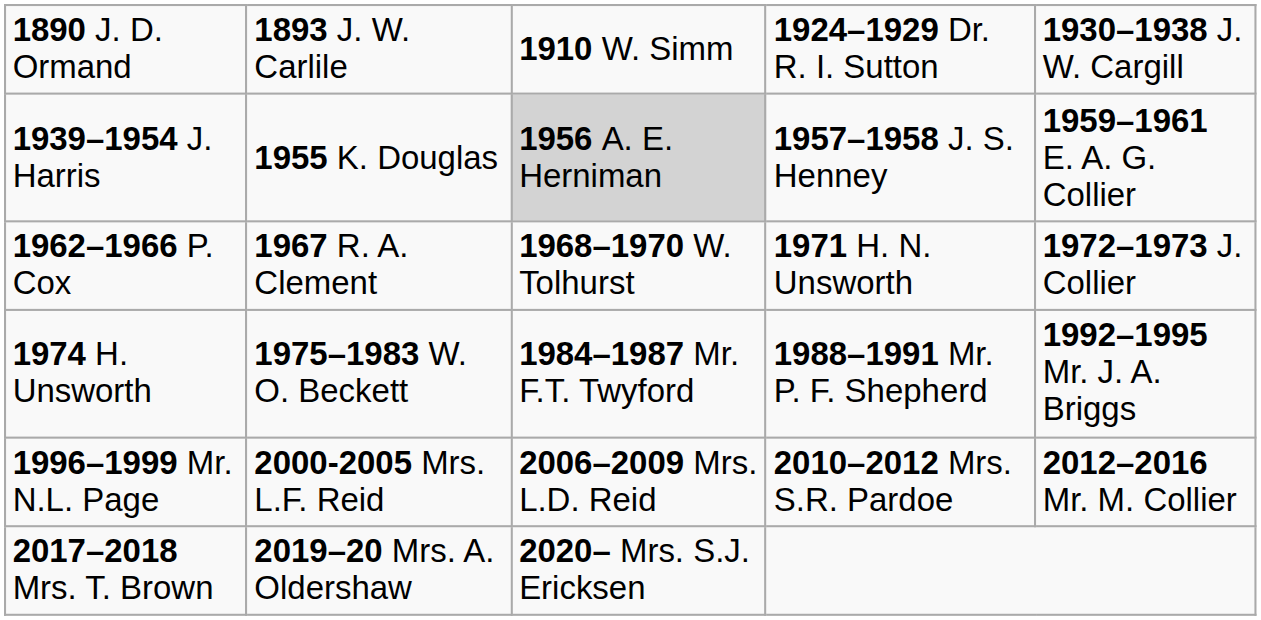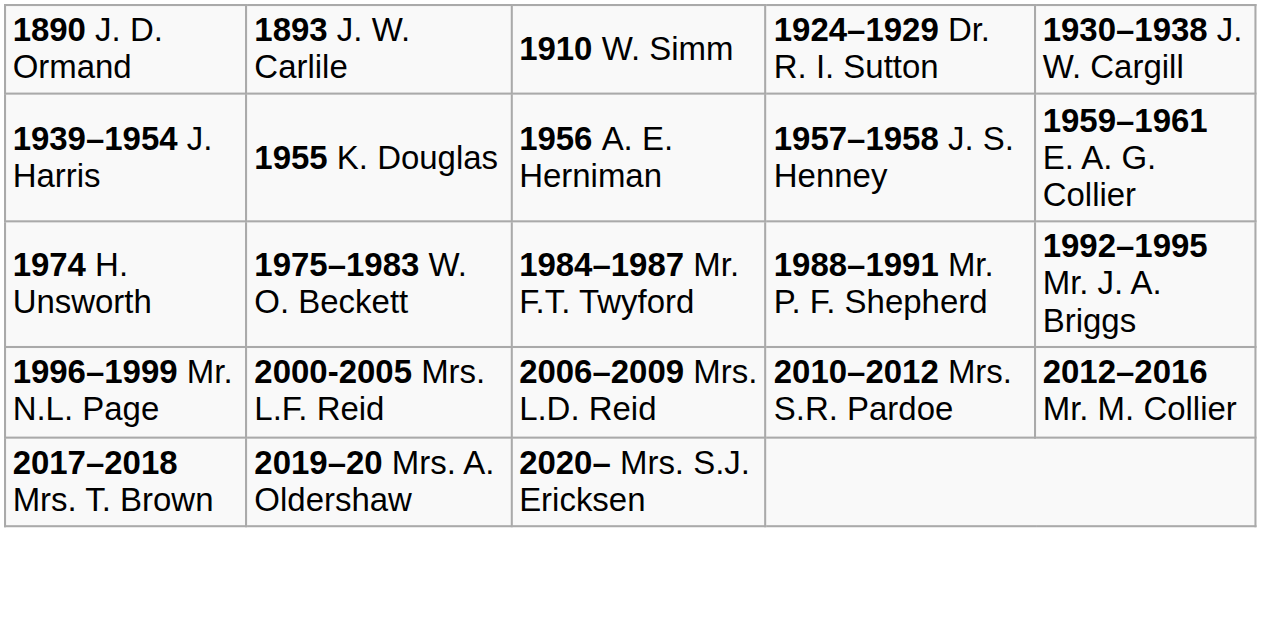(596, 157) lightgrey background -> (596, 157) no background
- row: (113, 264)
